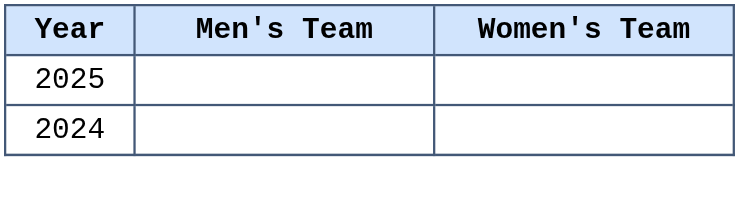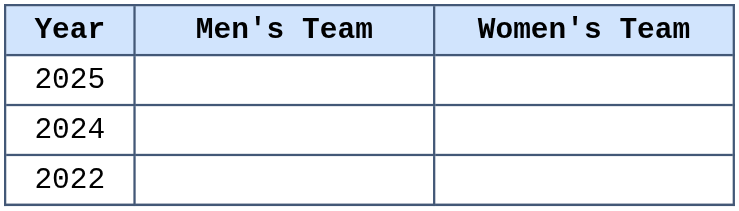+ row: (70, 180)
